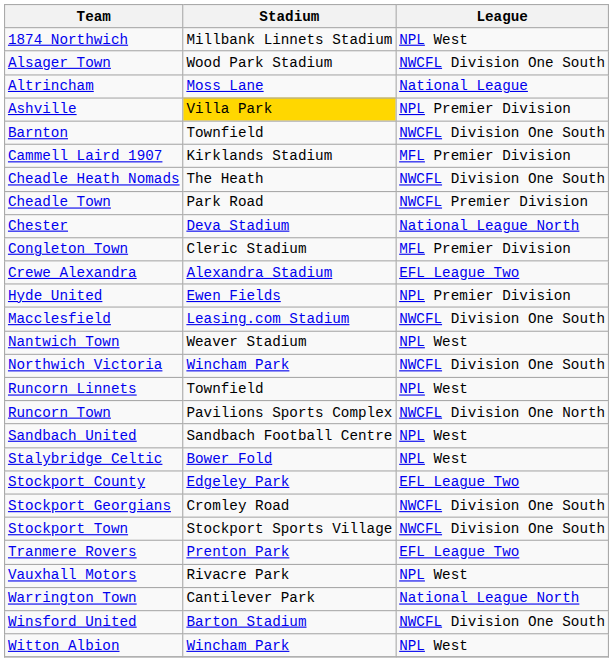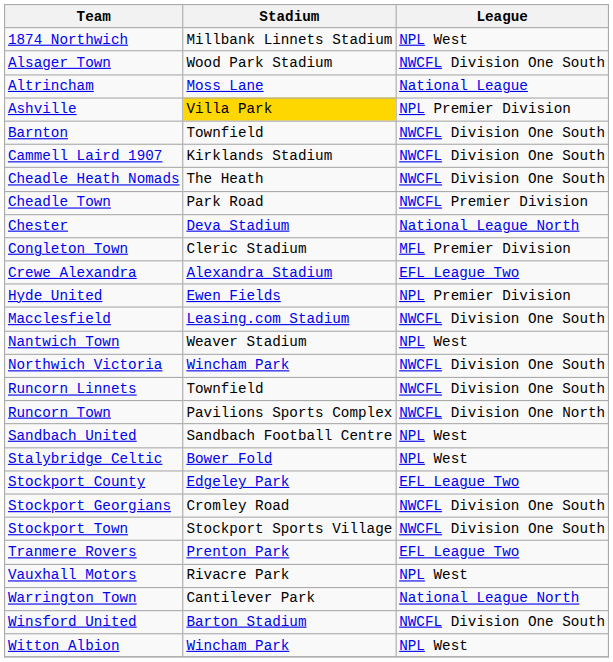(485, 156) MFL Premier Division -> (502, 156) NWCFL Division One South
(433, 389) NPL West -> (502, 389) NWCFL Division One South
